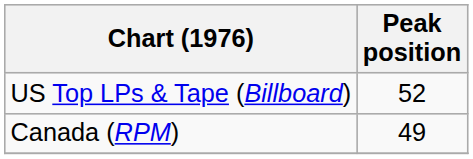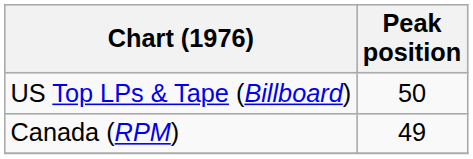(412, 93) 52 -> (412, 93) 50
